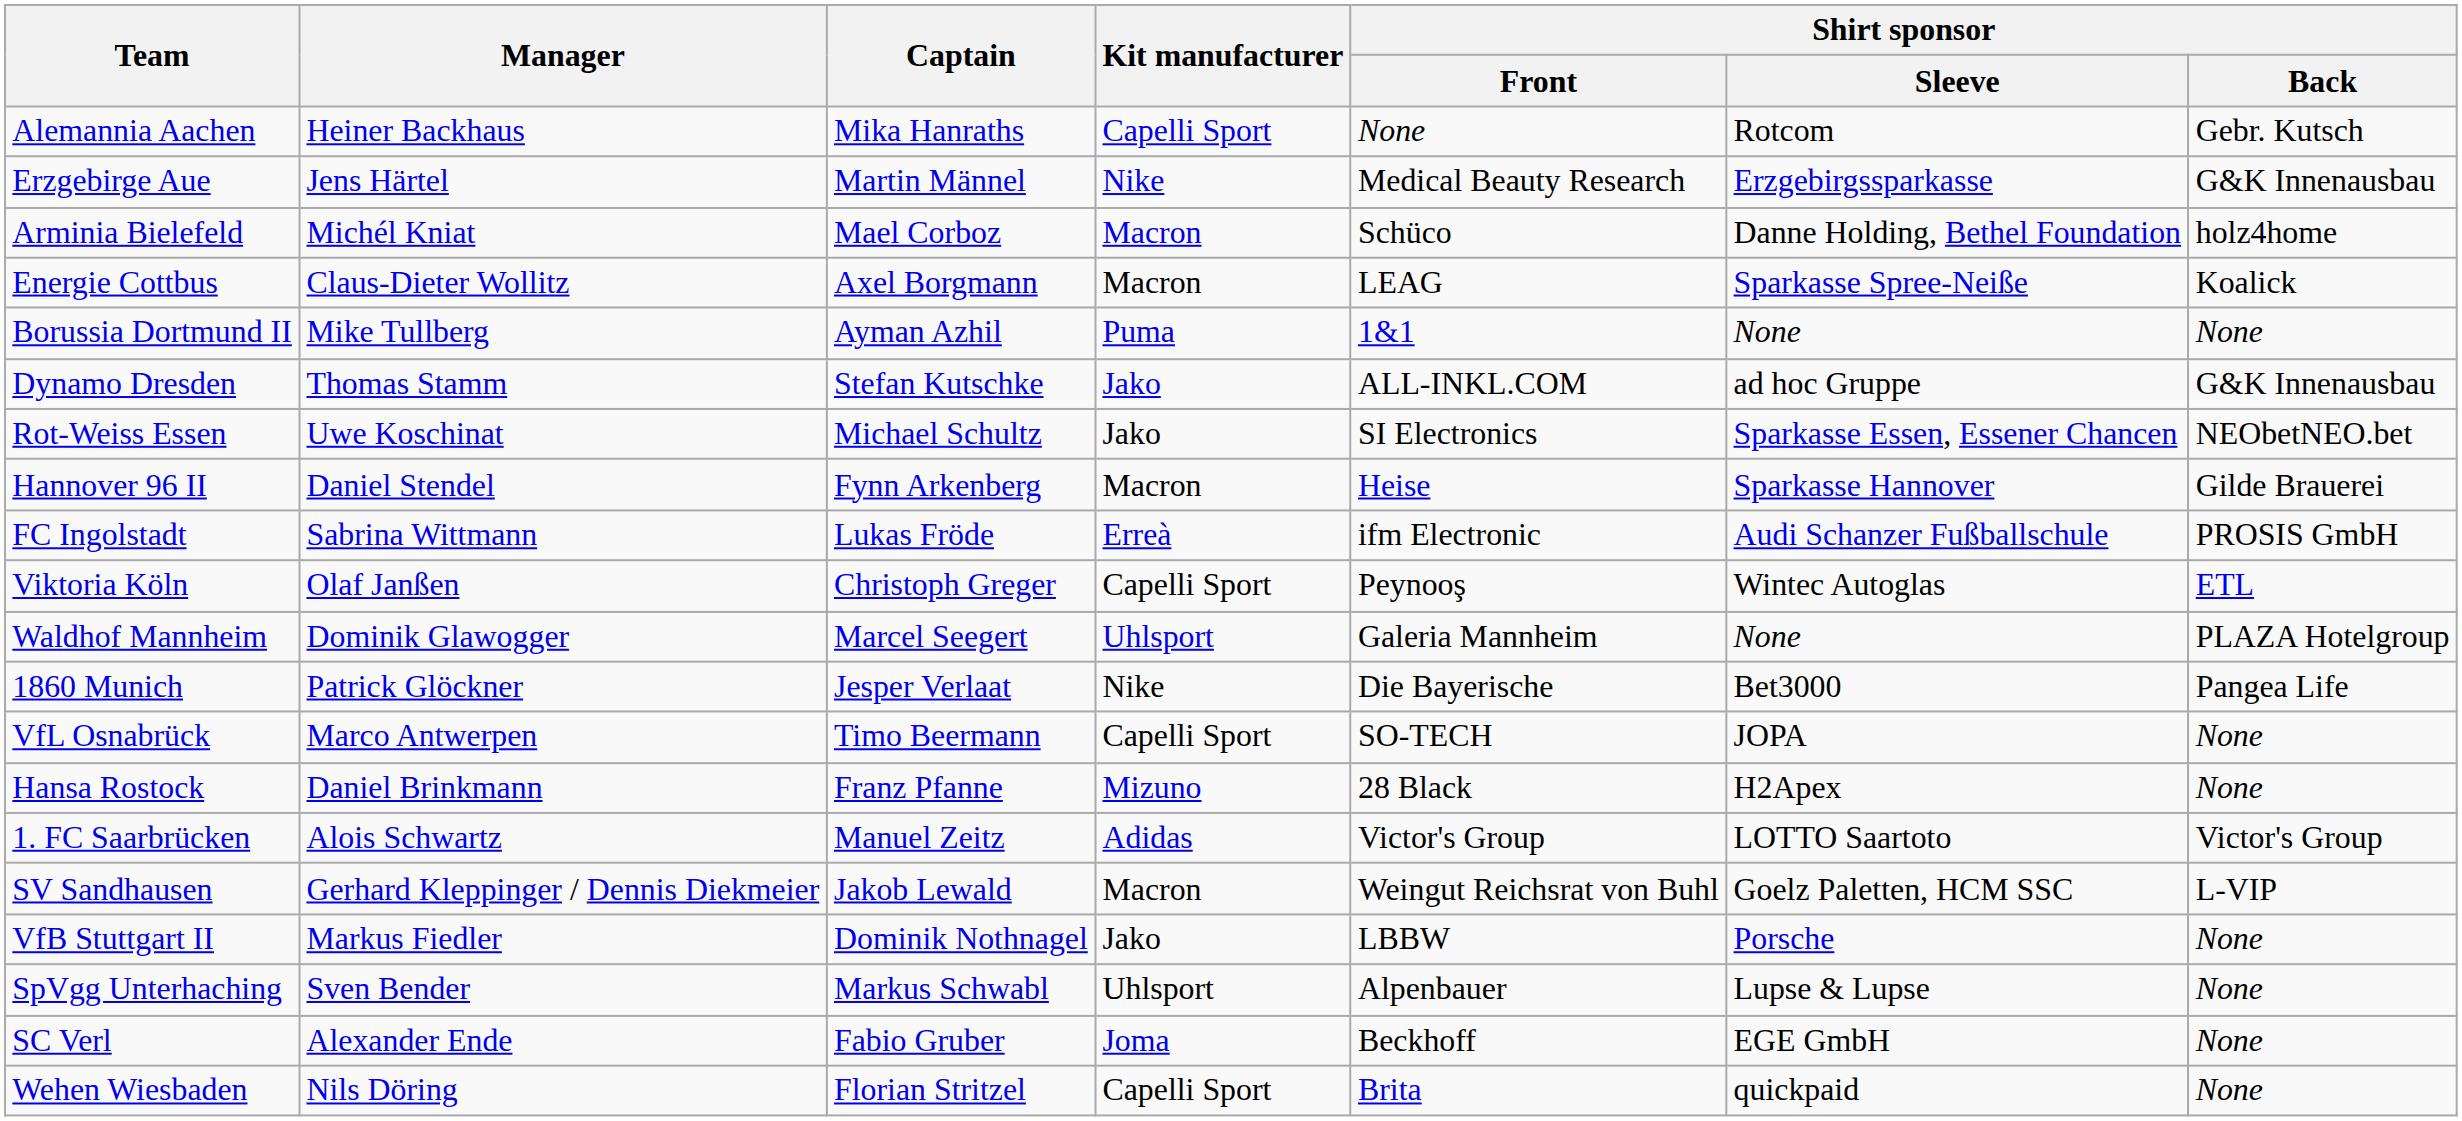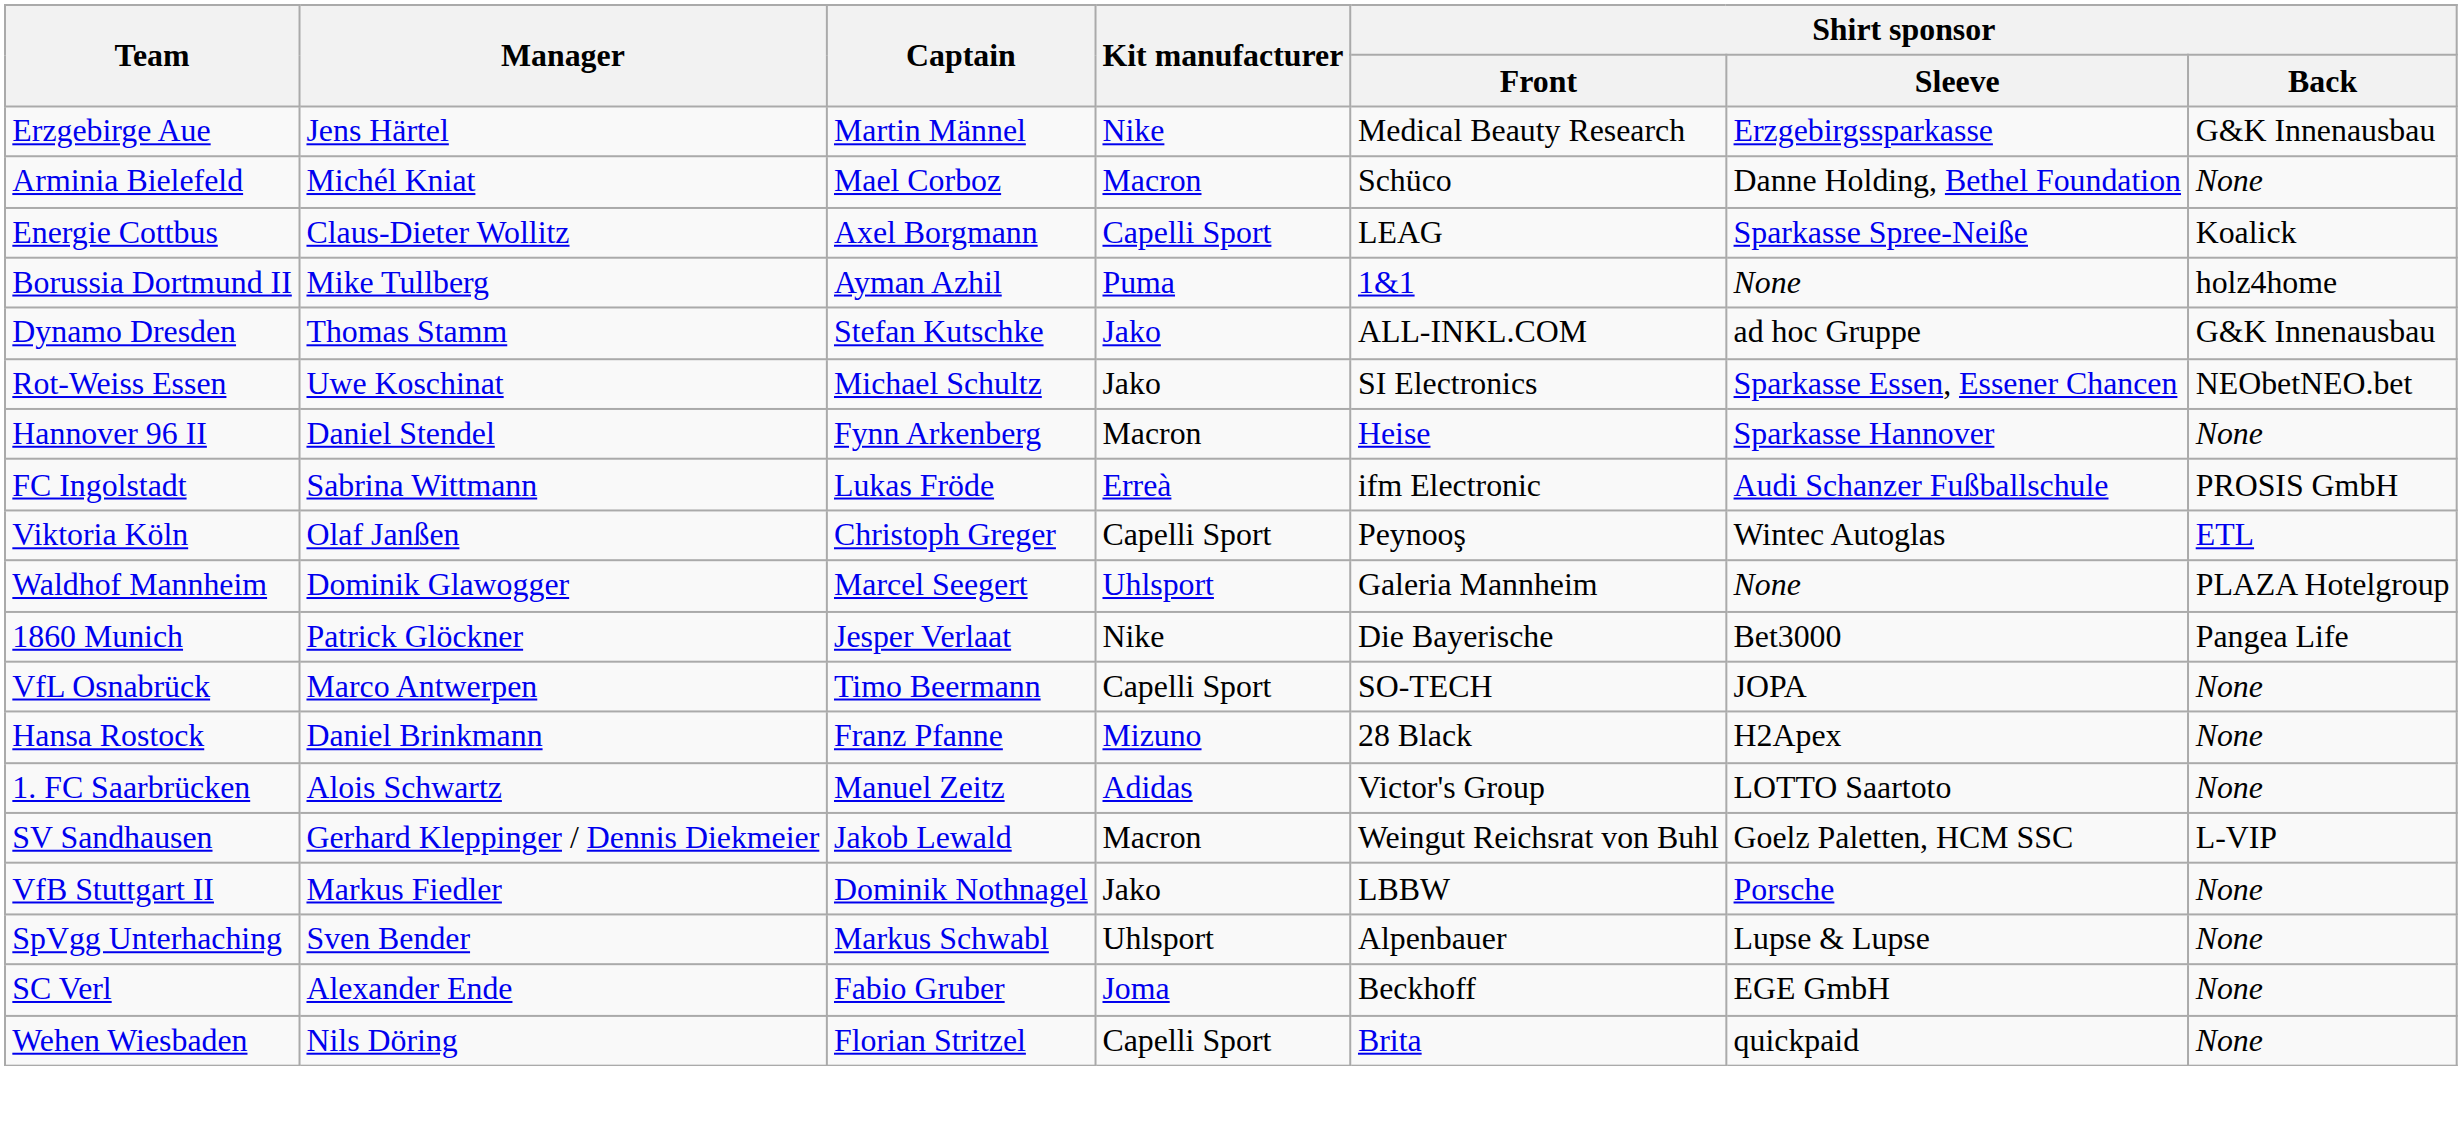- row: (134, 130)
(2266, 231) holz4home -> (2229, 181) None
(1152, 282) Macron -> (1187, 231) Capelli Sport
(2229, 332) None -> (2266, 282) holz4home
(2290, 484) Gilde Brauerei -> (2229, 433) None
(2289, 837) Victor's Group -> (2229, 787) None
